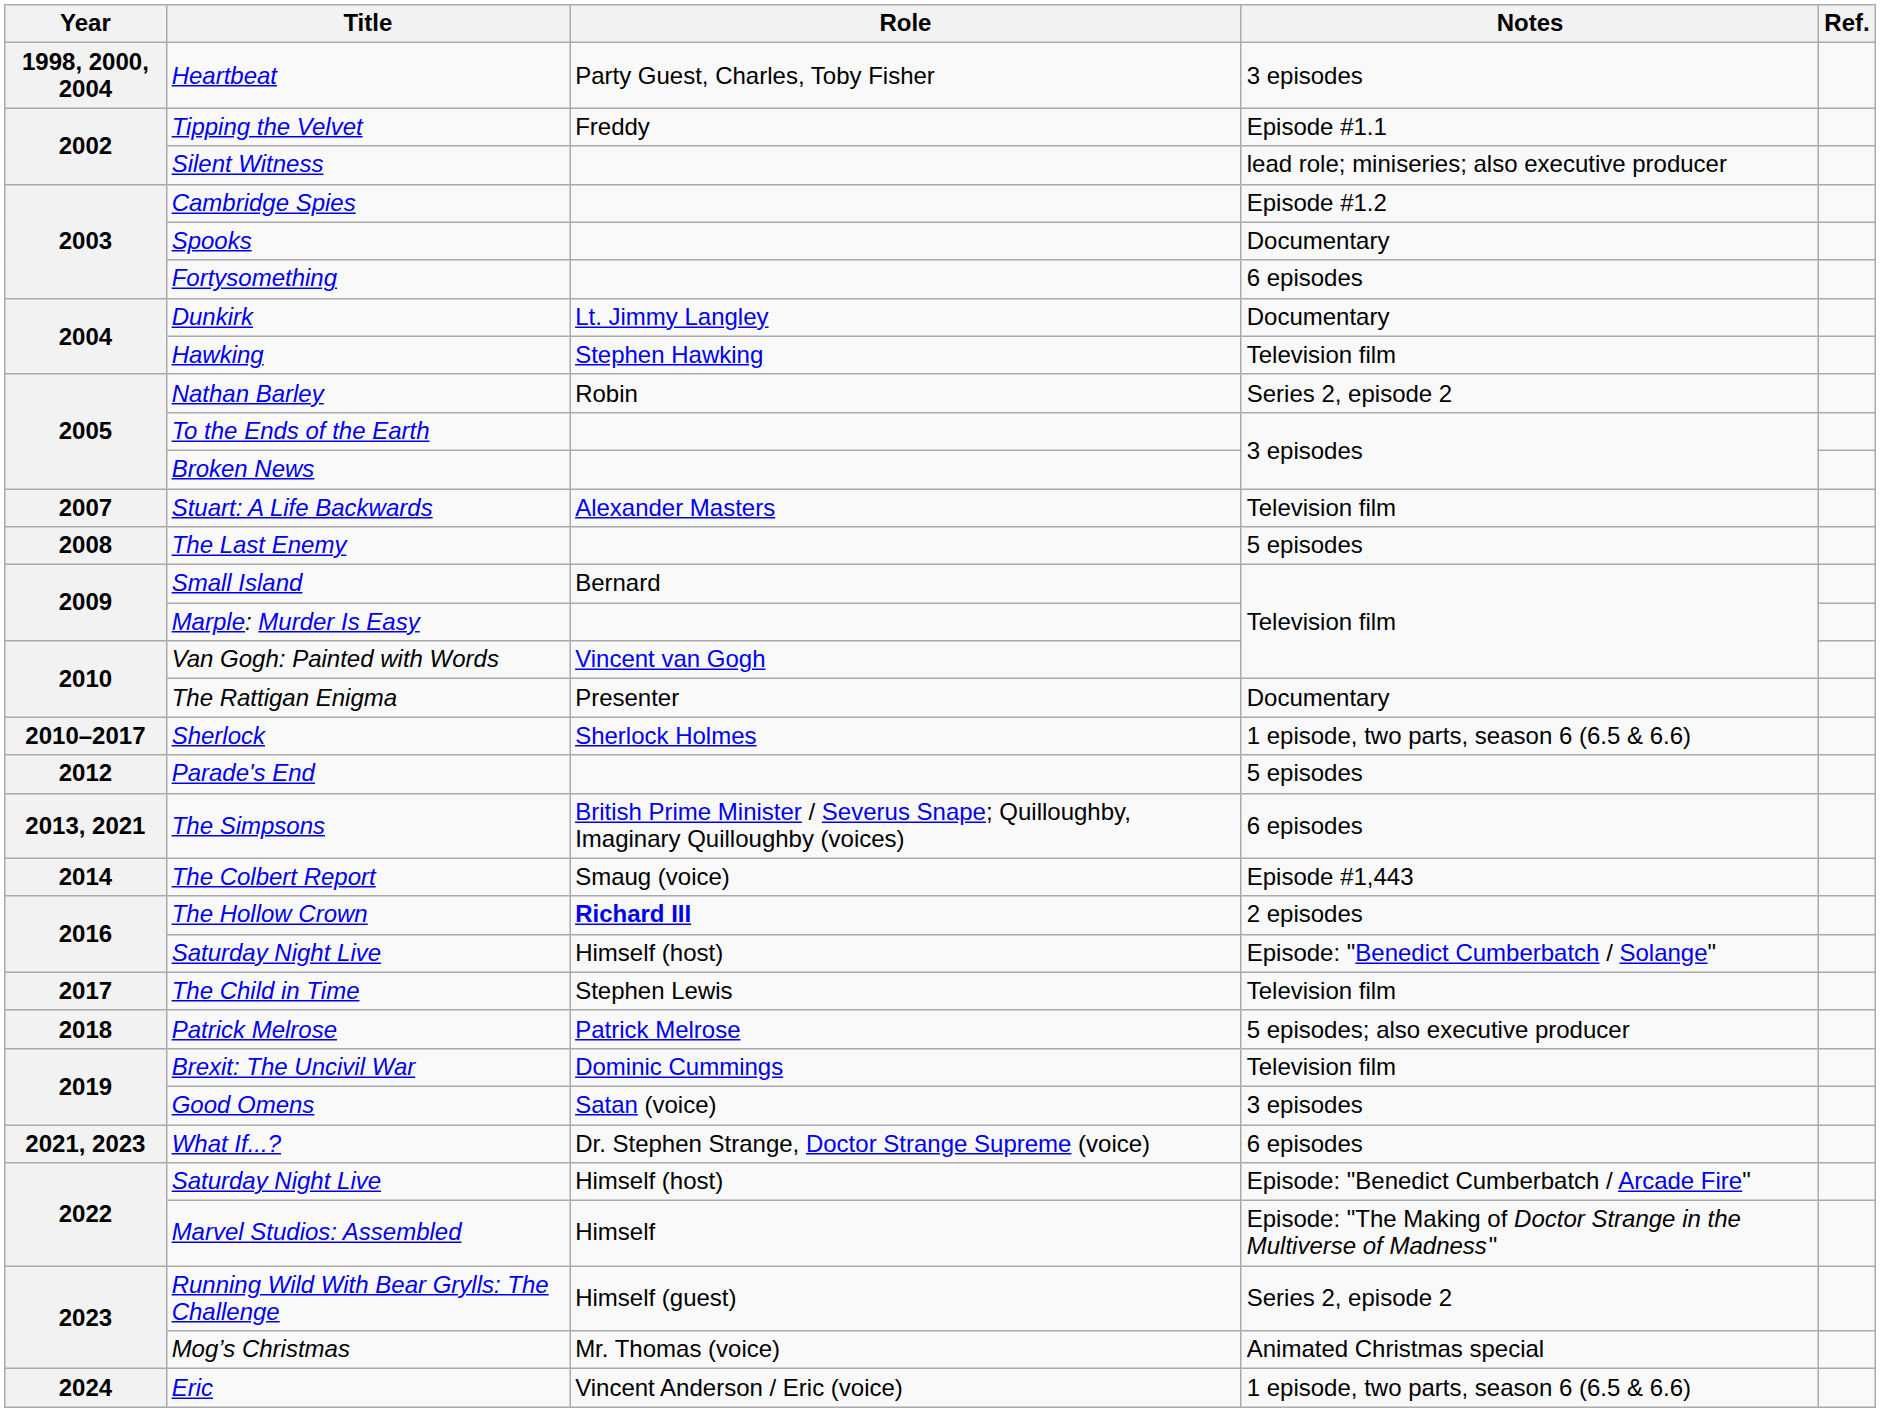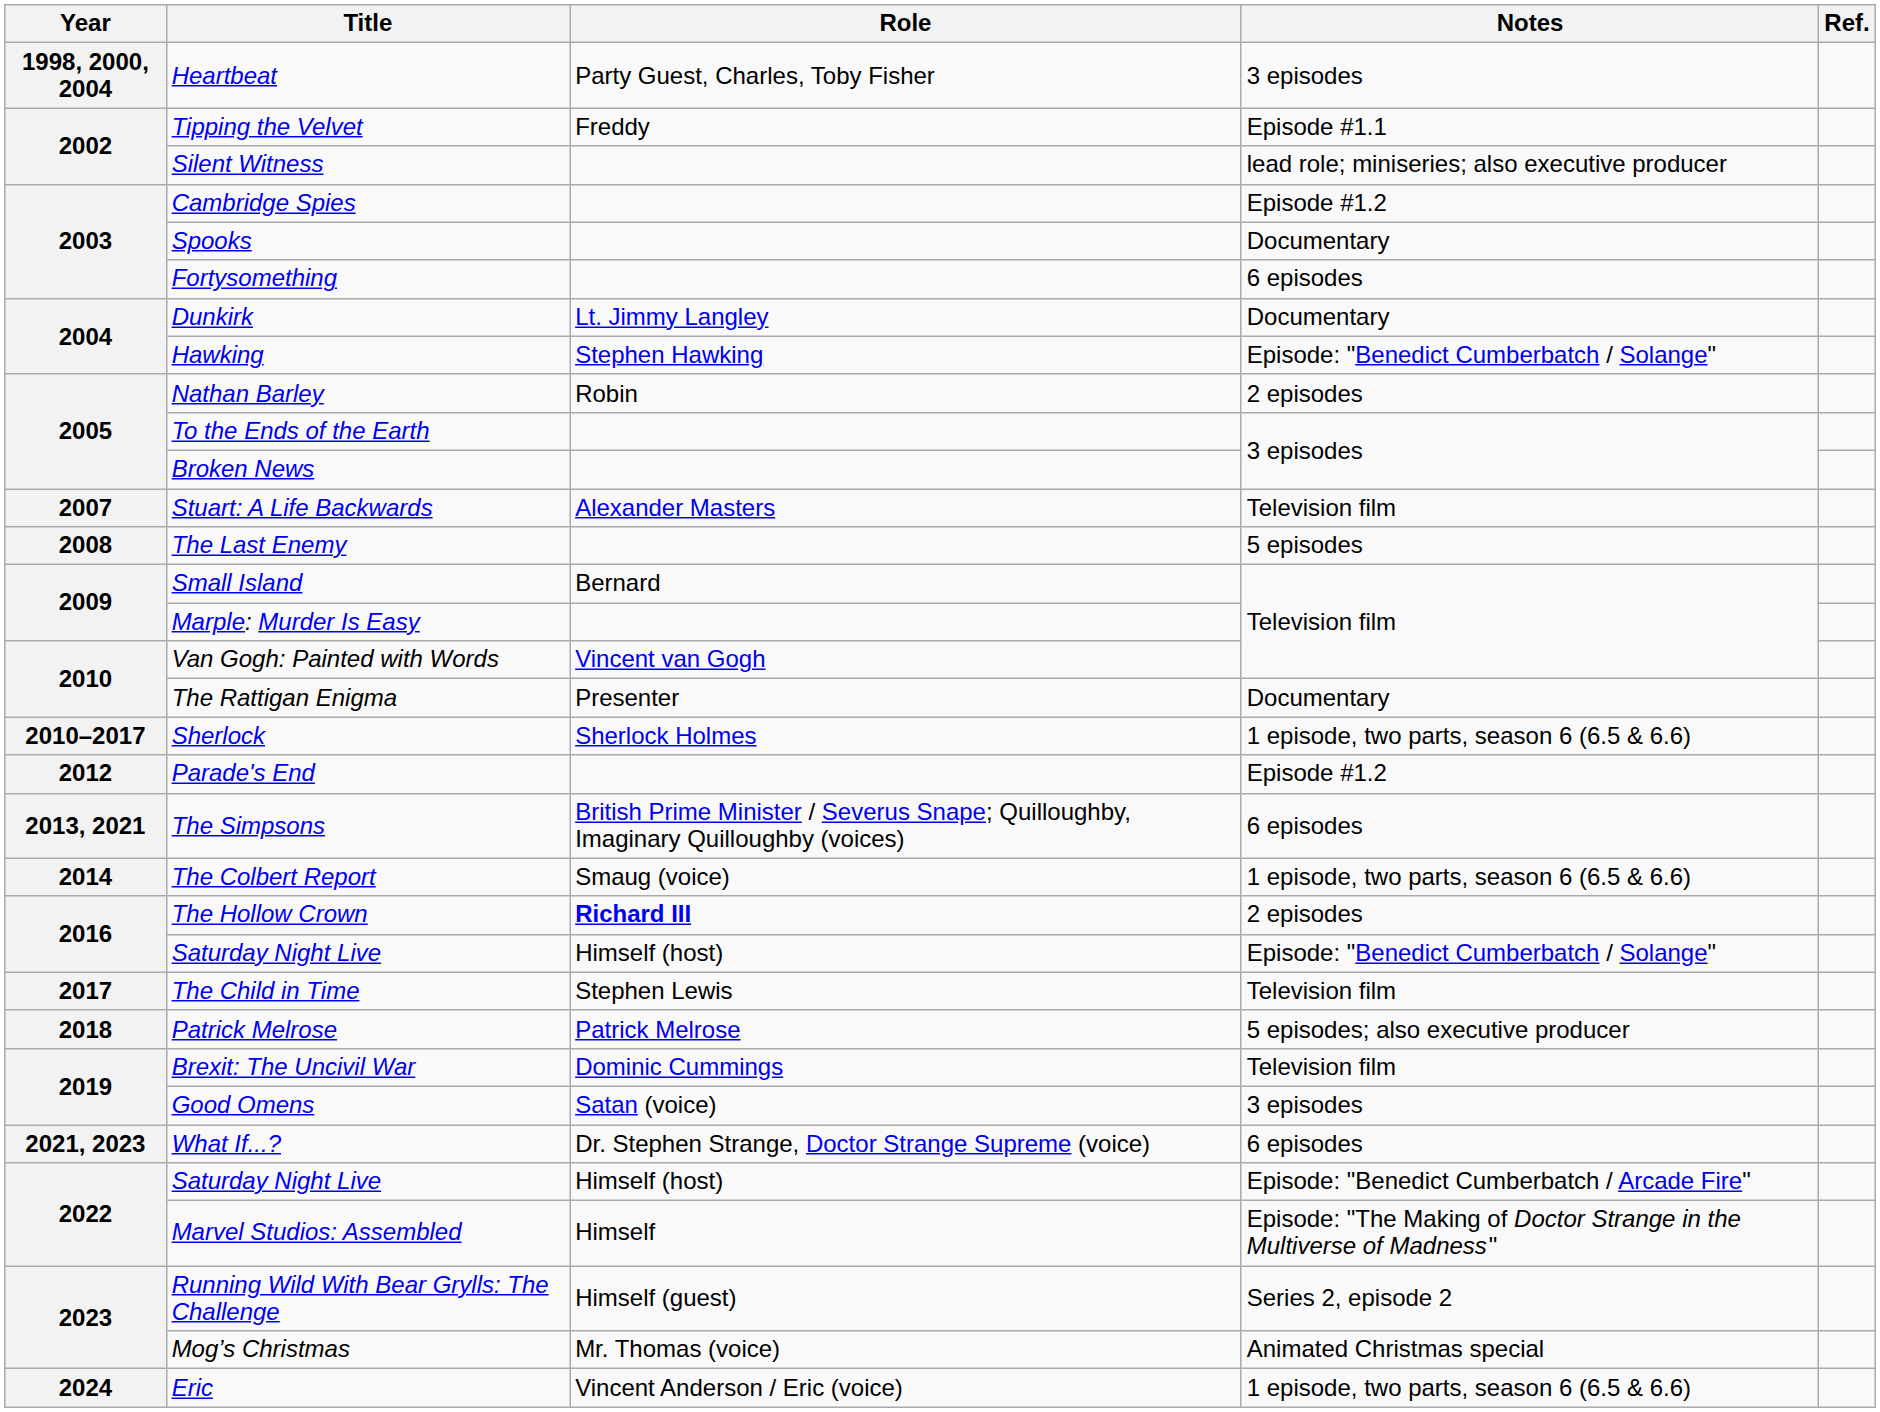(1321, 355) Television film -> (1481, 355) Episode: "Benedict Cumberbatch / Solange"
(1349, 393) Series 2, episode 2 -> (1305, 393) 2 episodes
(1305, 773) 5 episodes -> (1317, 773) Episode #1.2
(1330, 876) Episode #1,443 -> (1469, 876) 1 episode, two parts, season 6 (6.5 & 6.6)
